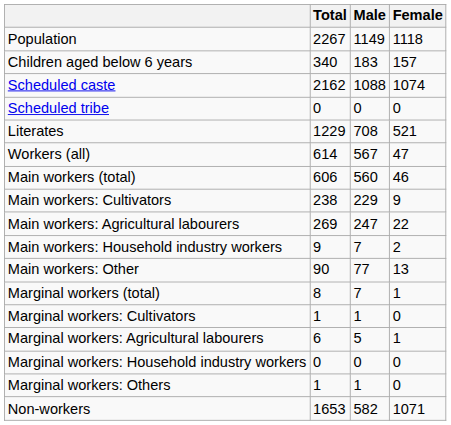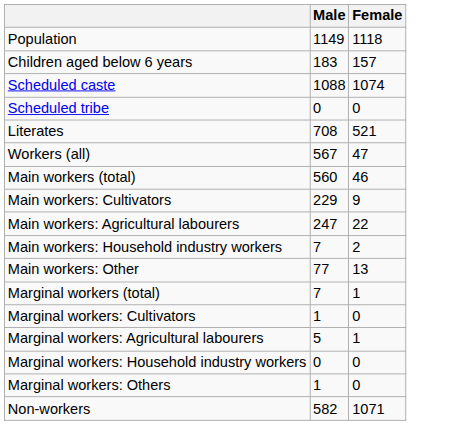- column: (330, 16)
